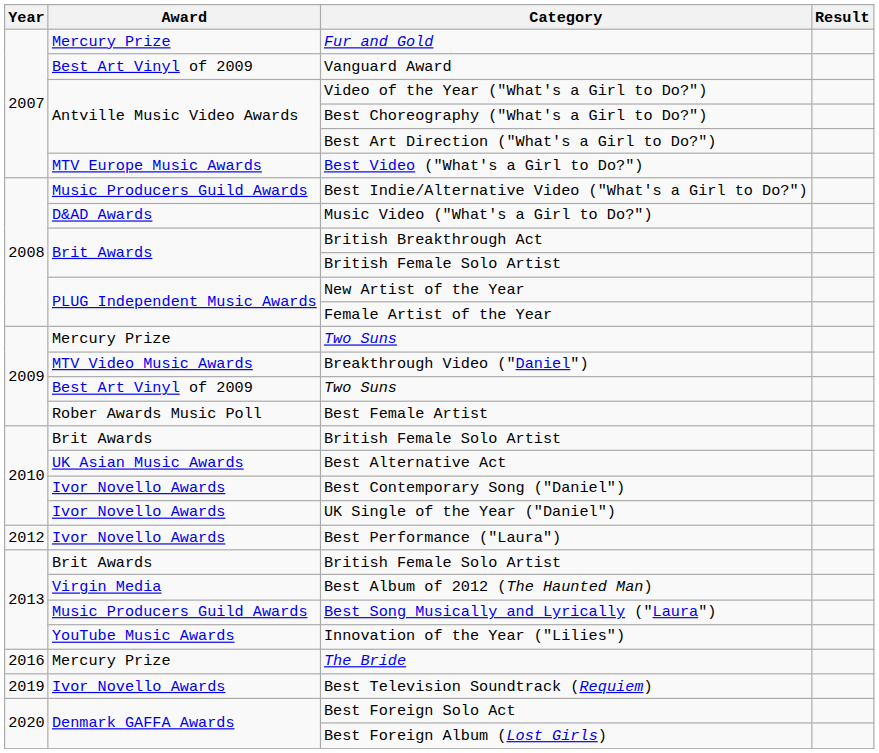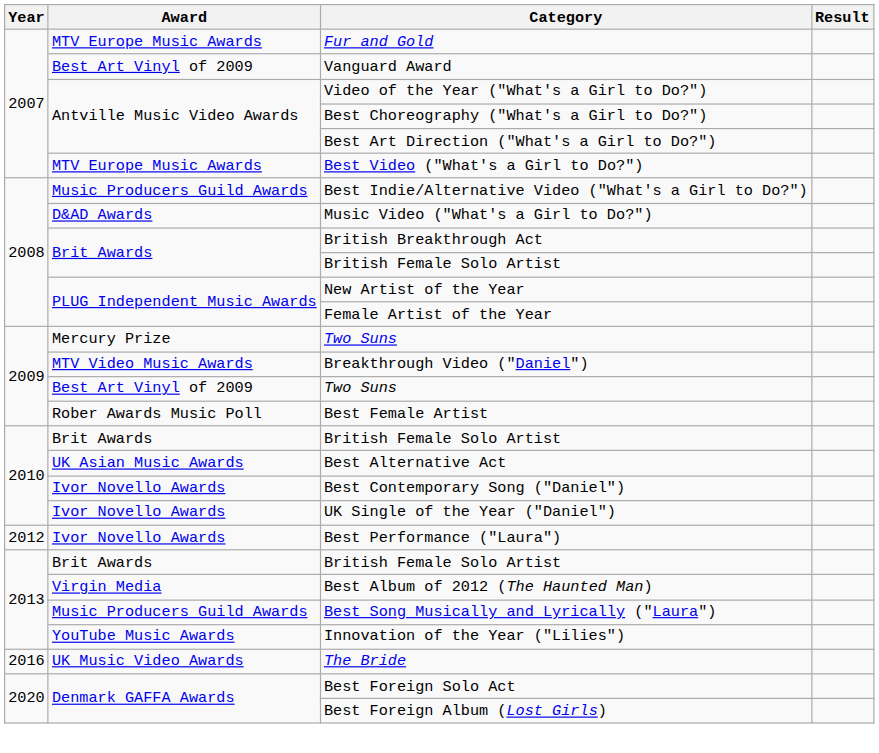(111, 42) Mercury Prize -> (157, 42) MTV Europe Music Awards
(111, 662) Mercury Prize -> (148, 662) UK Music Video Awards
- row: (26, 686)
